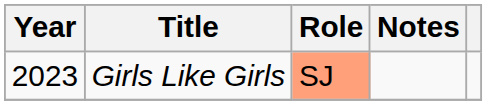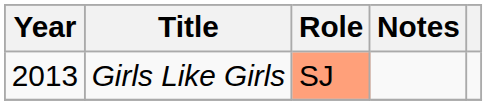(45, 75) 2023 -> (45, 75) 2013
